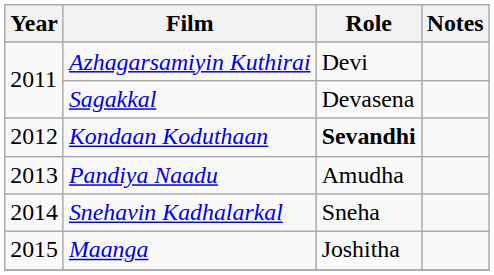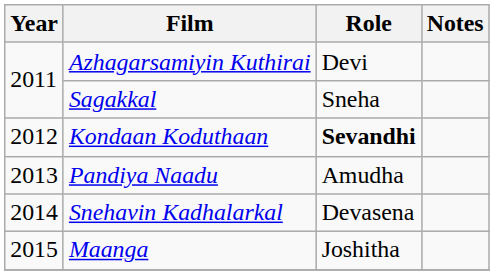(368, 99) Devasena -> (351, 99) Sneha
(351, 212) Sneha -> (368, 212) Devasena
